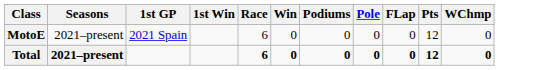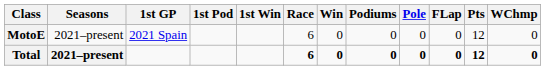+ column: (213, 14)
